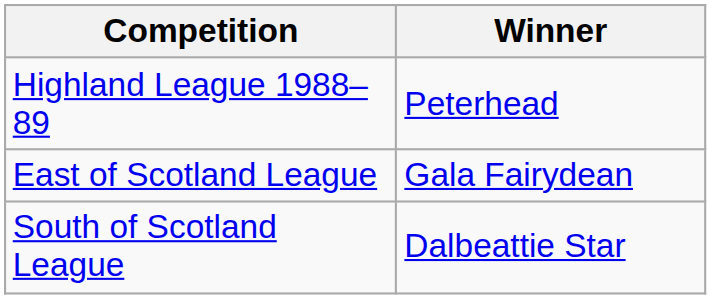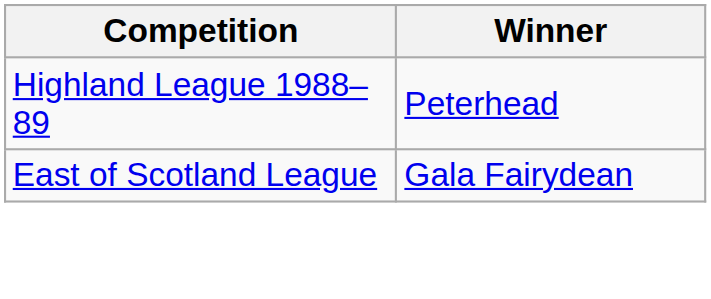- row: (145, 246)
